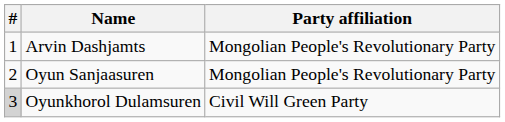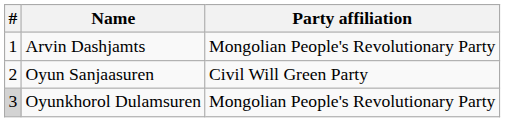(352, 74) Mongolian People's Revolutionary Party -> (289, 74) Civil Will Green Party
(289, 102) Civil Will Green Party -> (352, 102) Mongolian People's Revolutionary Party
